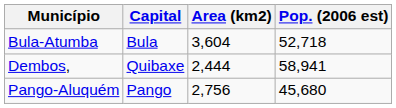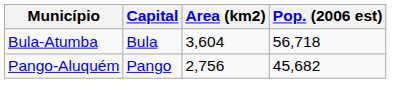(303, 41) 52,718 -> (297, 41) 56,718
- row: (39, 66)
(303, 90) 45,680 -> (297, 66) 45,682
